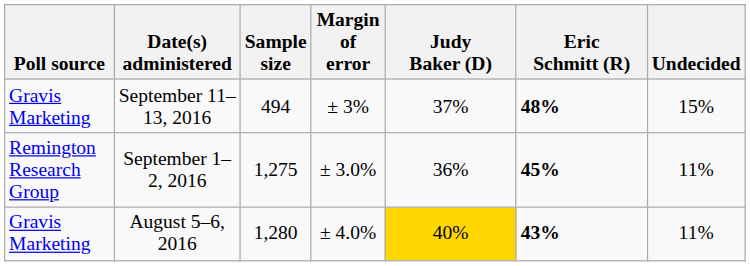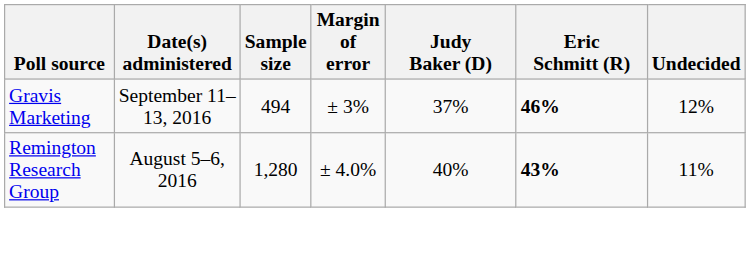(540, 105) 48% -> (540, 105) 46%
(696, 105) 15% -> (696, 105) 12%
- row: (177, 169)
(50, 233) Gravis Marketing -> (52, 169) Remington Research Group
(451, 233) gold background -> (451, 169) no background
